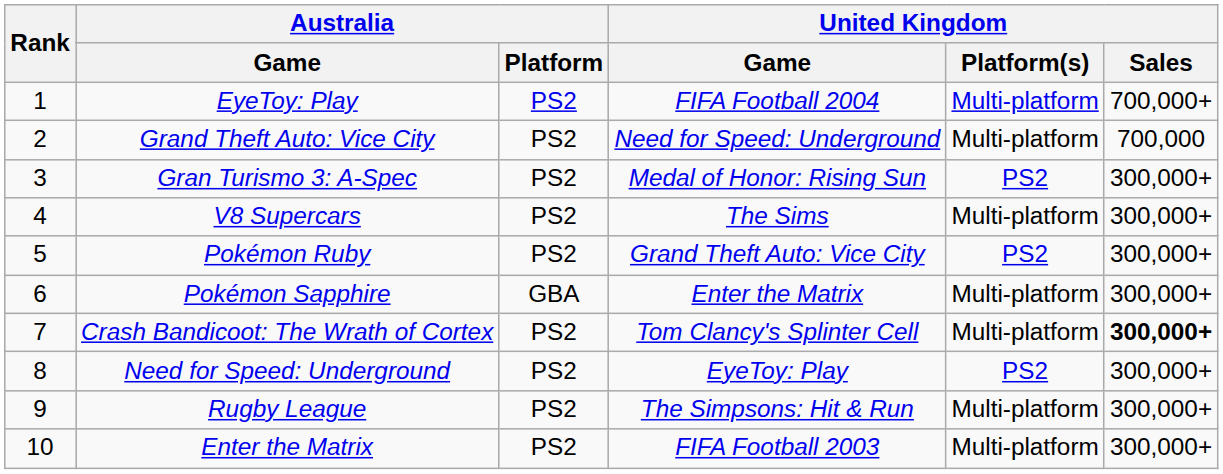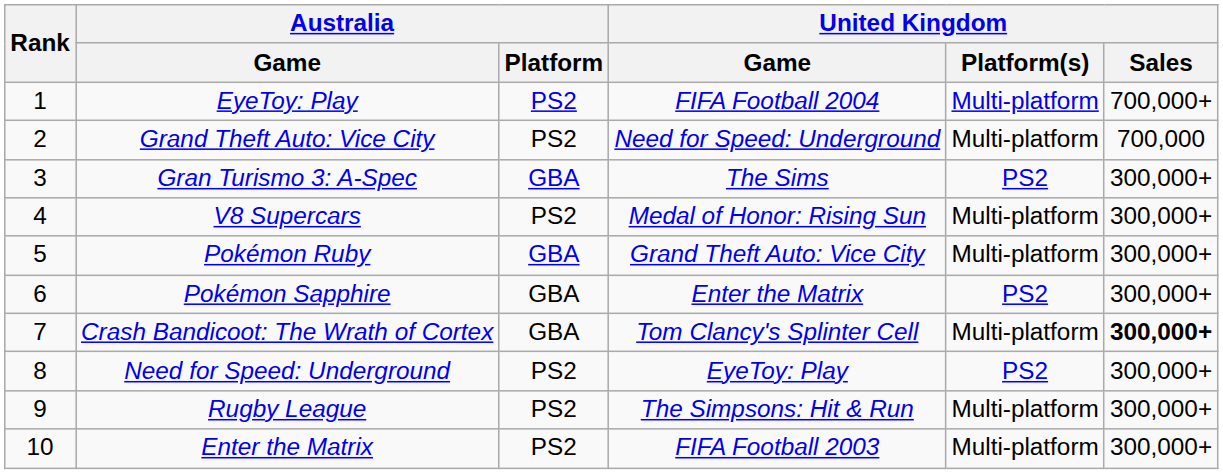(554, 178) PS2 -> (554, 178) GBA
(777, 178) Medal of Honor: Rising Sun -> (777, 178) The Sims
(777, 216) The Sims -> (777, 216) Medal of Honor: Rising Sun
(554, 255) PS2 -> (554, 255) GBA
(1025, 255) PS2 -> (1025, 255) Multi-platform
(1025, 293) Multi-platform -> (1025, 293) PS2
(554, 332) PS2 -> (554, 332) GBA
